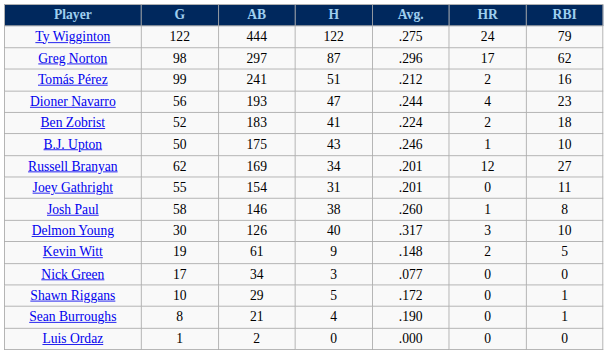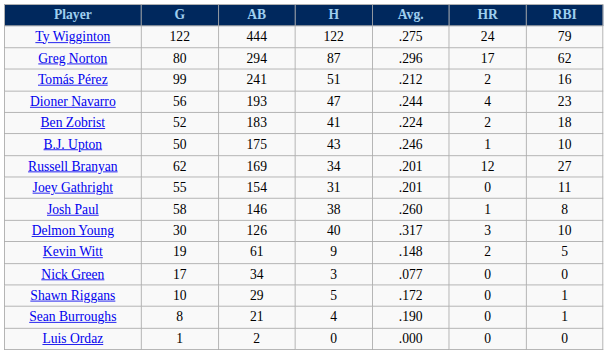(180, 58) 98 -> (180, 58) 80
(257, 58) 297 -> (257, 58) 294
